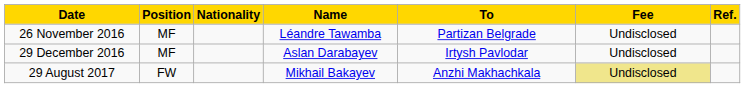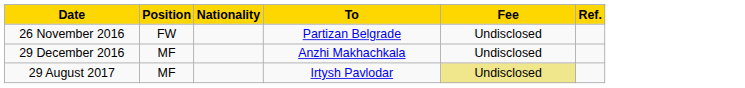- column: (330, 15)
(167, 34) MF -> (167, 34) FW
(487, 54) Irtysh Pavlodar -> (352, 54) Anzhi Makhachkala
(167, 73) FW -> (167, 73) MF
(487, 73) Anzhi Makhachkala -> (352, 73) Irtysh Pavlodar
